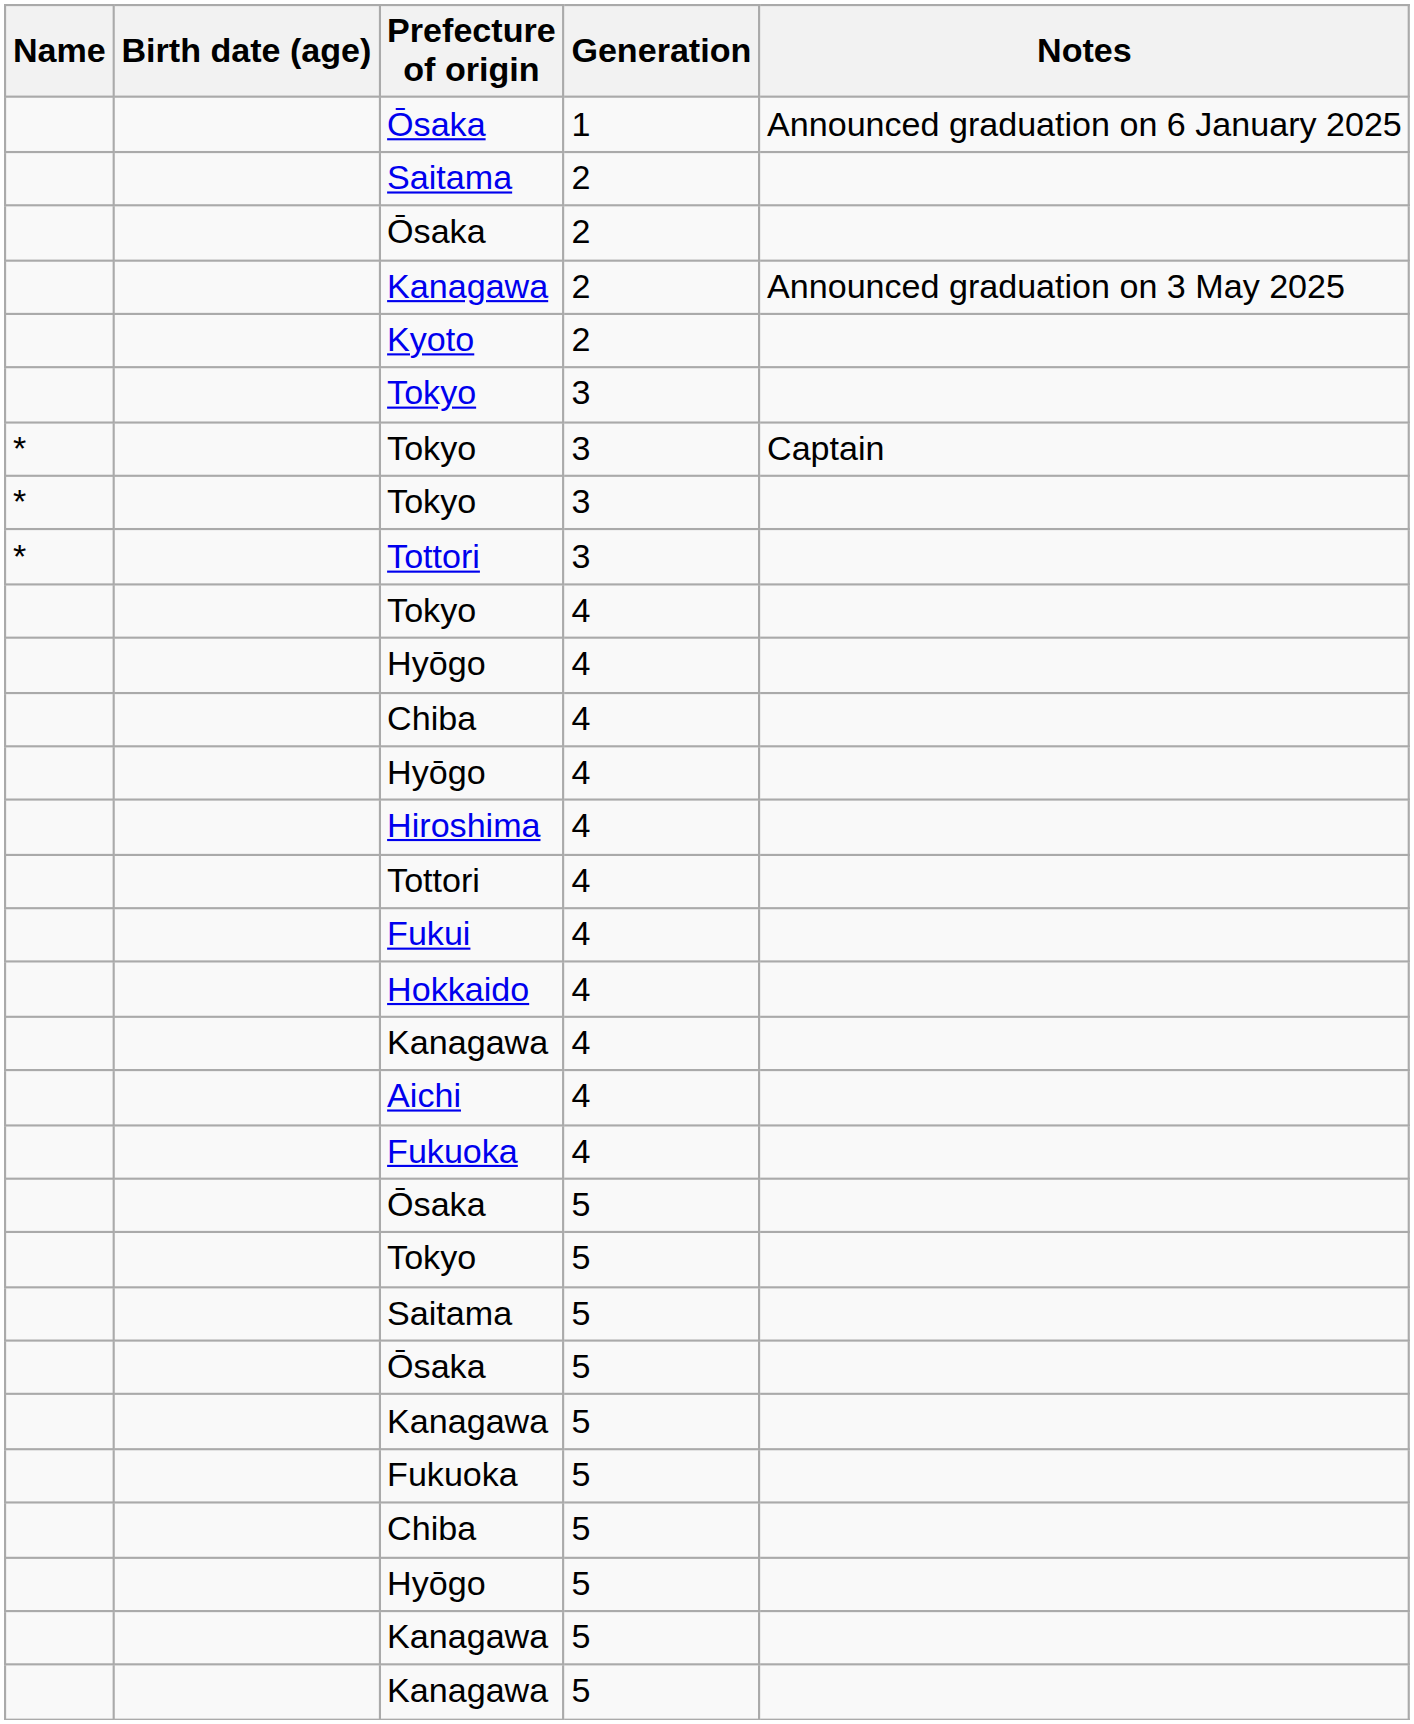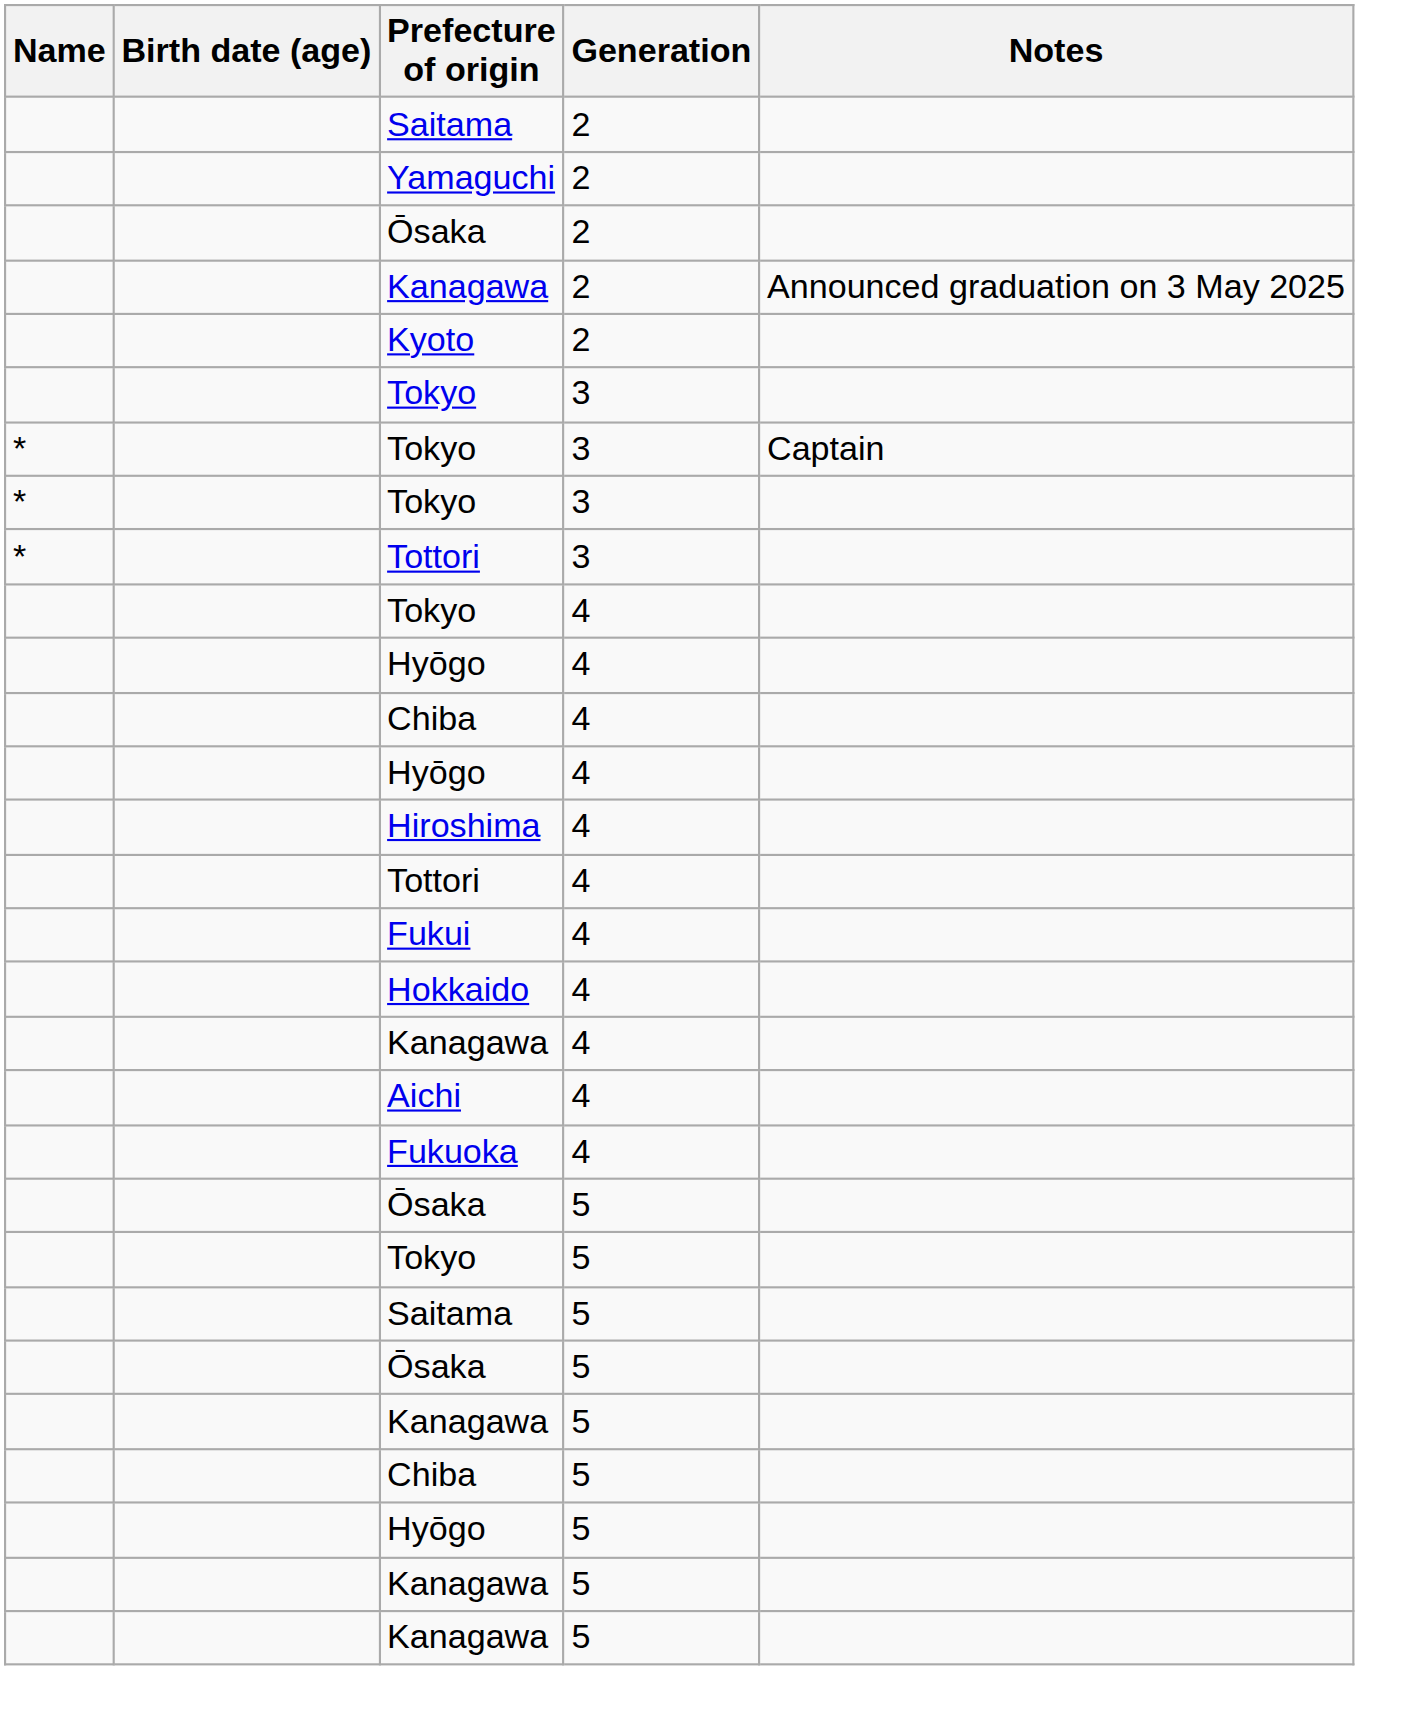- row: (436, 123)
+ row: (471, 177)
- row: (452, 1475)
